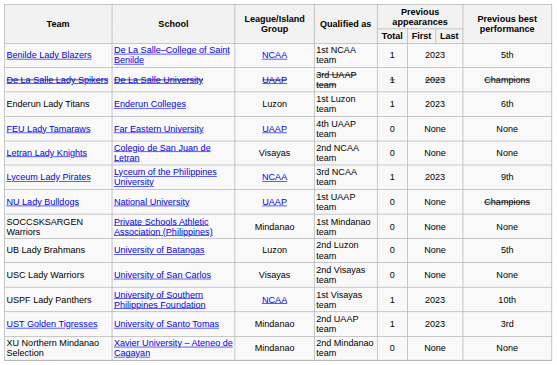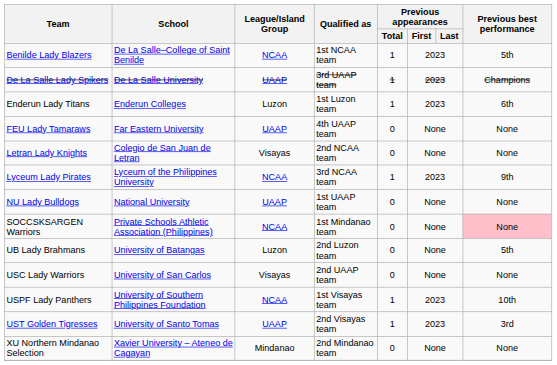(507, 202) Champions -> (507, 202) None
(275, 227) Mindanao -> (275, 227) NCAA
(507, 227) no background -> (507, 227) pink background
(341, 275) 2nd Visayas team -> (337, 275) 2nd UAAP team
(275, 324) Mindanao -> (275, 324) UAAP
(337, 324) 2nd UAAP team -> (341, 324) 2nd Visayas team
